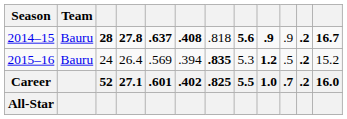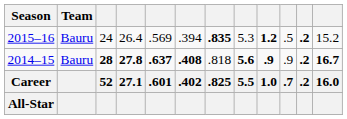rows swapped: (31, 37) <-> (31, 59)
